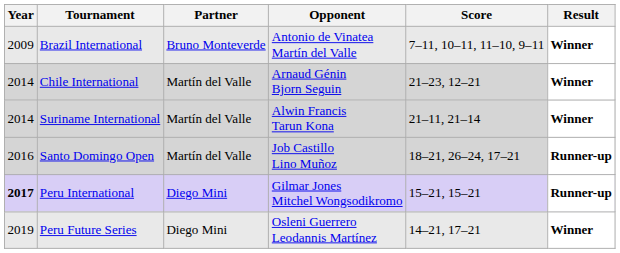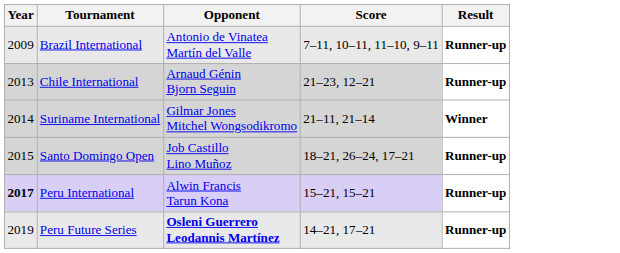- column: (216, 15)
(572, 45) Winner -> (476, 45) Runner-up
(21, 82) 2014 -> (21, 82) 2013
(572, 82) Winner -> (476, 82) Runner-up
(309, 119) Alwin Francis Tarun Kona -> (232, 119) Gilmar Jones Mitchel Wongsodikromo
(21, 156) 2016 -> (21, 156) 2015
(337, 193) Gilmar Jones Mitchel Wongsodikromo -> (204, 193) Alwin Francis Tarun Kona
(324, 230) normal -> (223, 230) bold
(572, 230) Winner -> (476, 230) Runner-up
